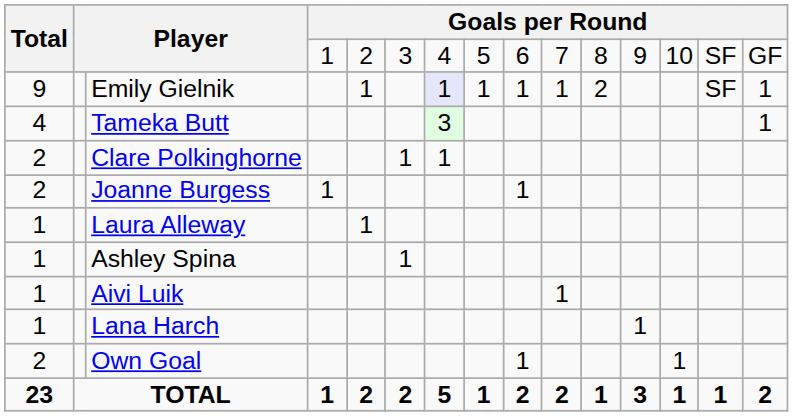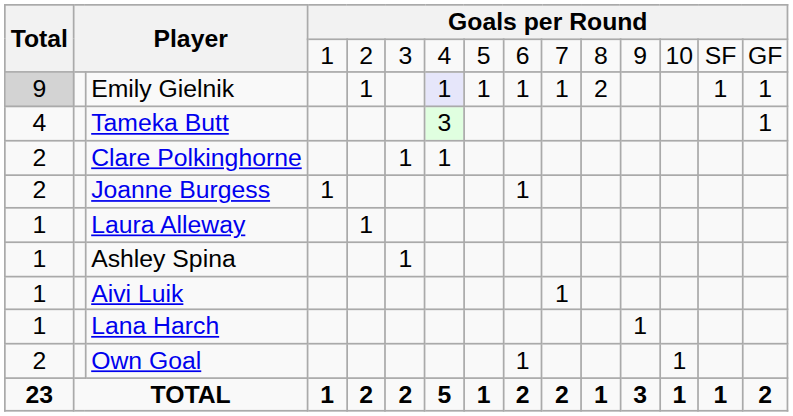(39, 89) no background -> (39, 89) lightgrey background
(720, 89) SF -> (720, 89) 1
